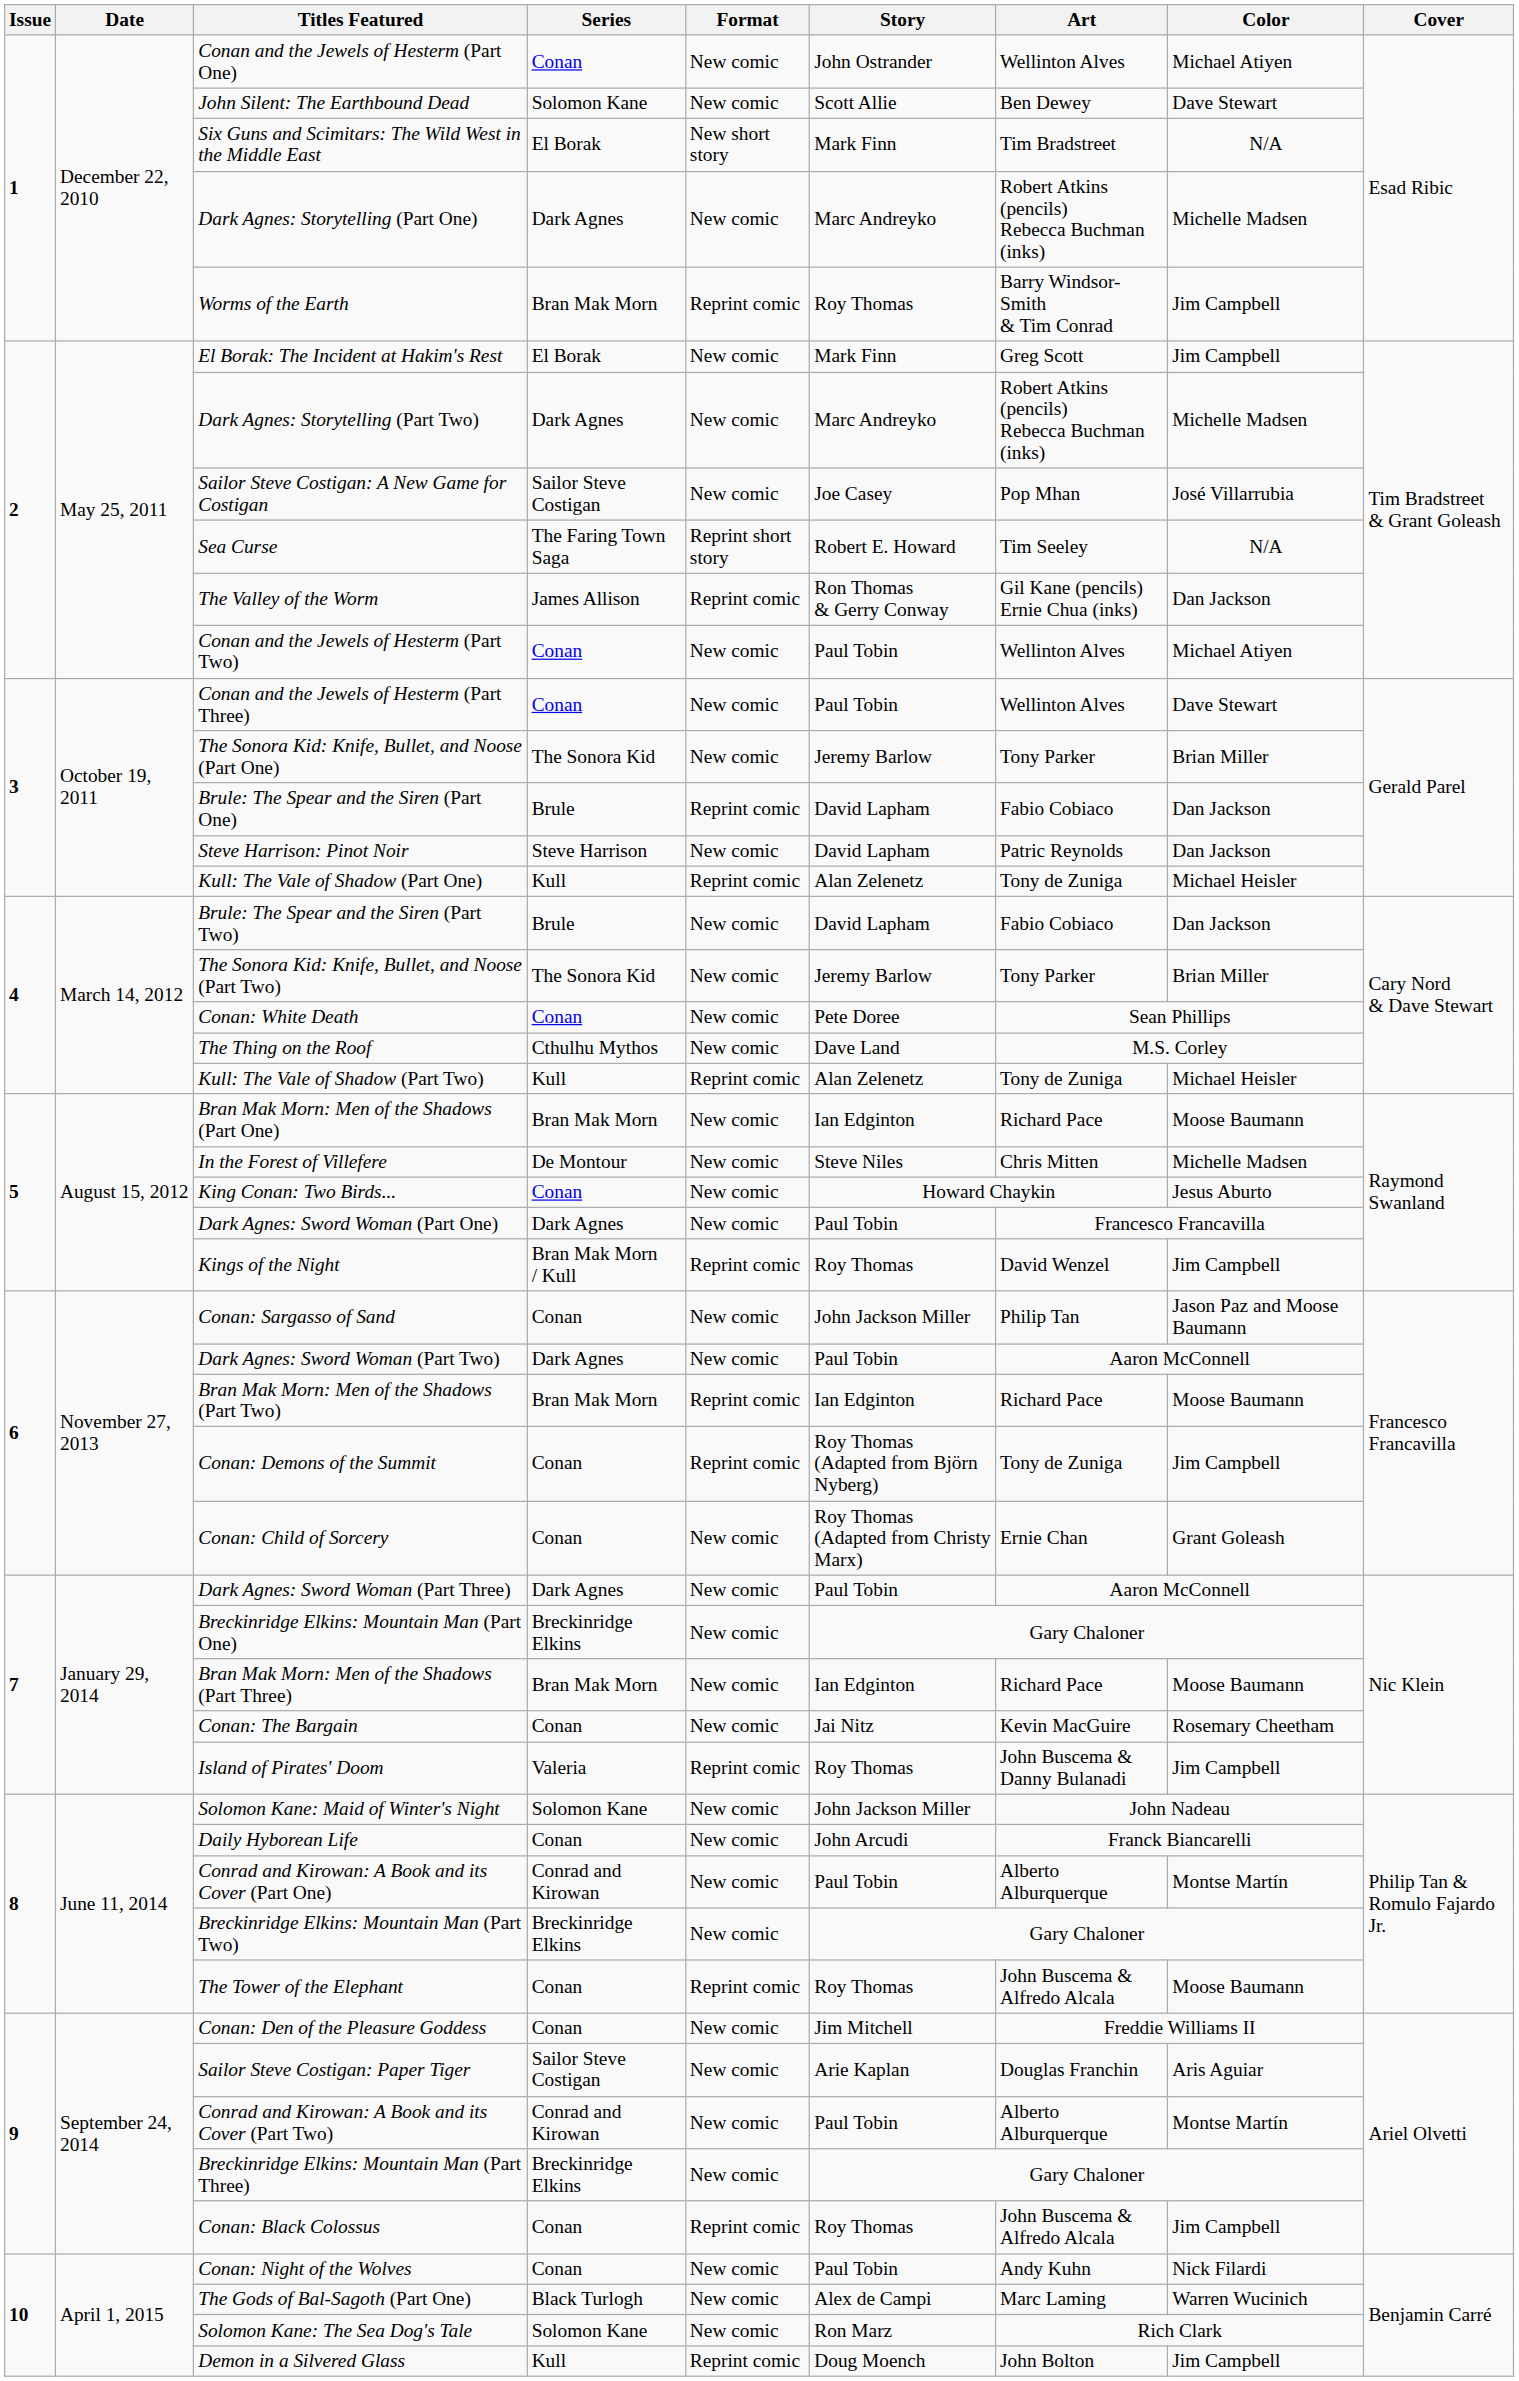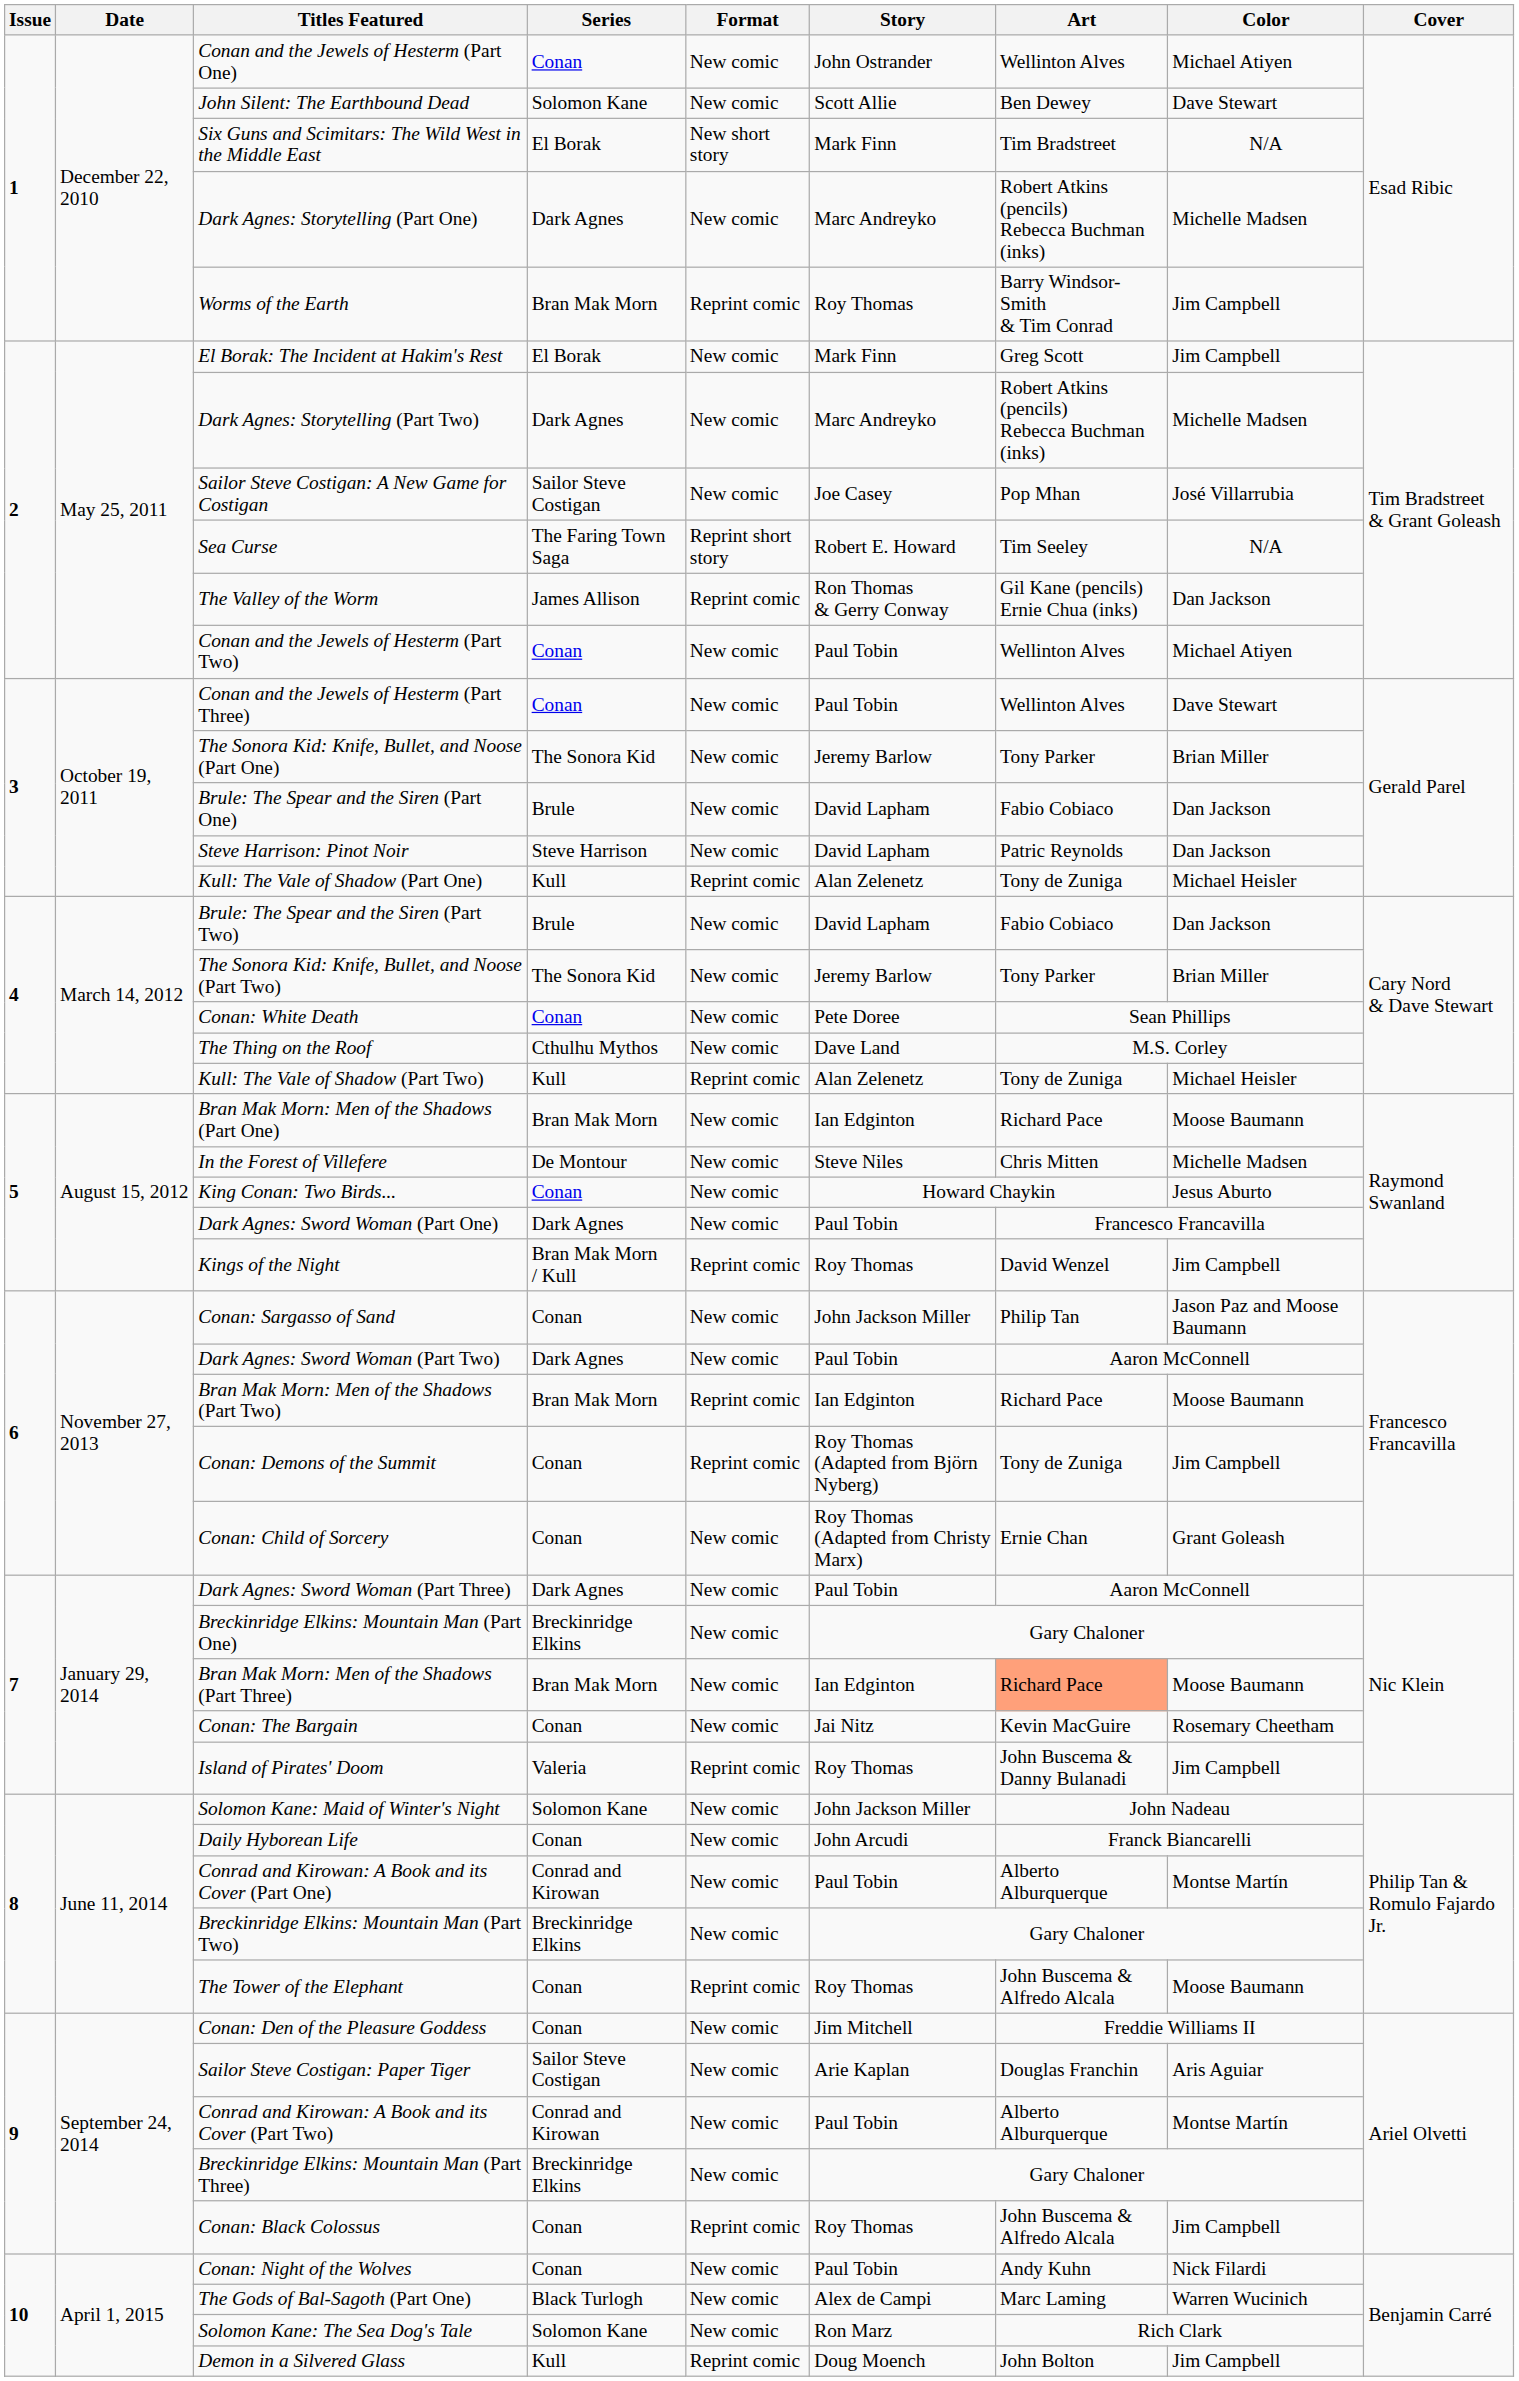(745, 809) Reprint comic -> (734, 809) New comic
(1051, 1684) no background -> (1051, 1684) lightsalmon background
